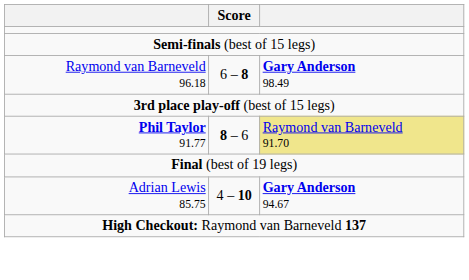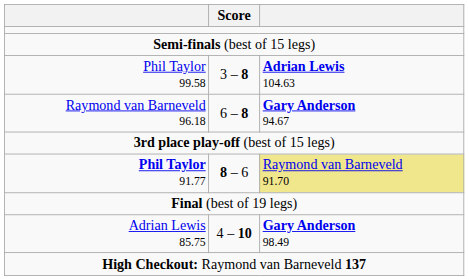+ row: (174, 74)
(309, 74) Gary Anderson 98.49 -> (309, 112) Gary Anderson 94.67
(309, 195) Gary Anderson 94.67 -> (309, 233) Gary Anderson 98.49
